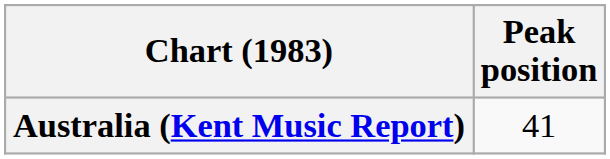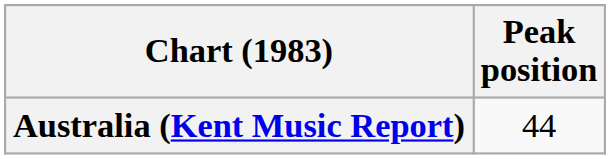(539, 125) 41 -> (539, 125) 44
